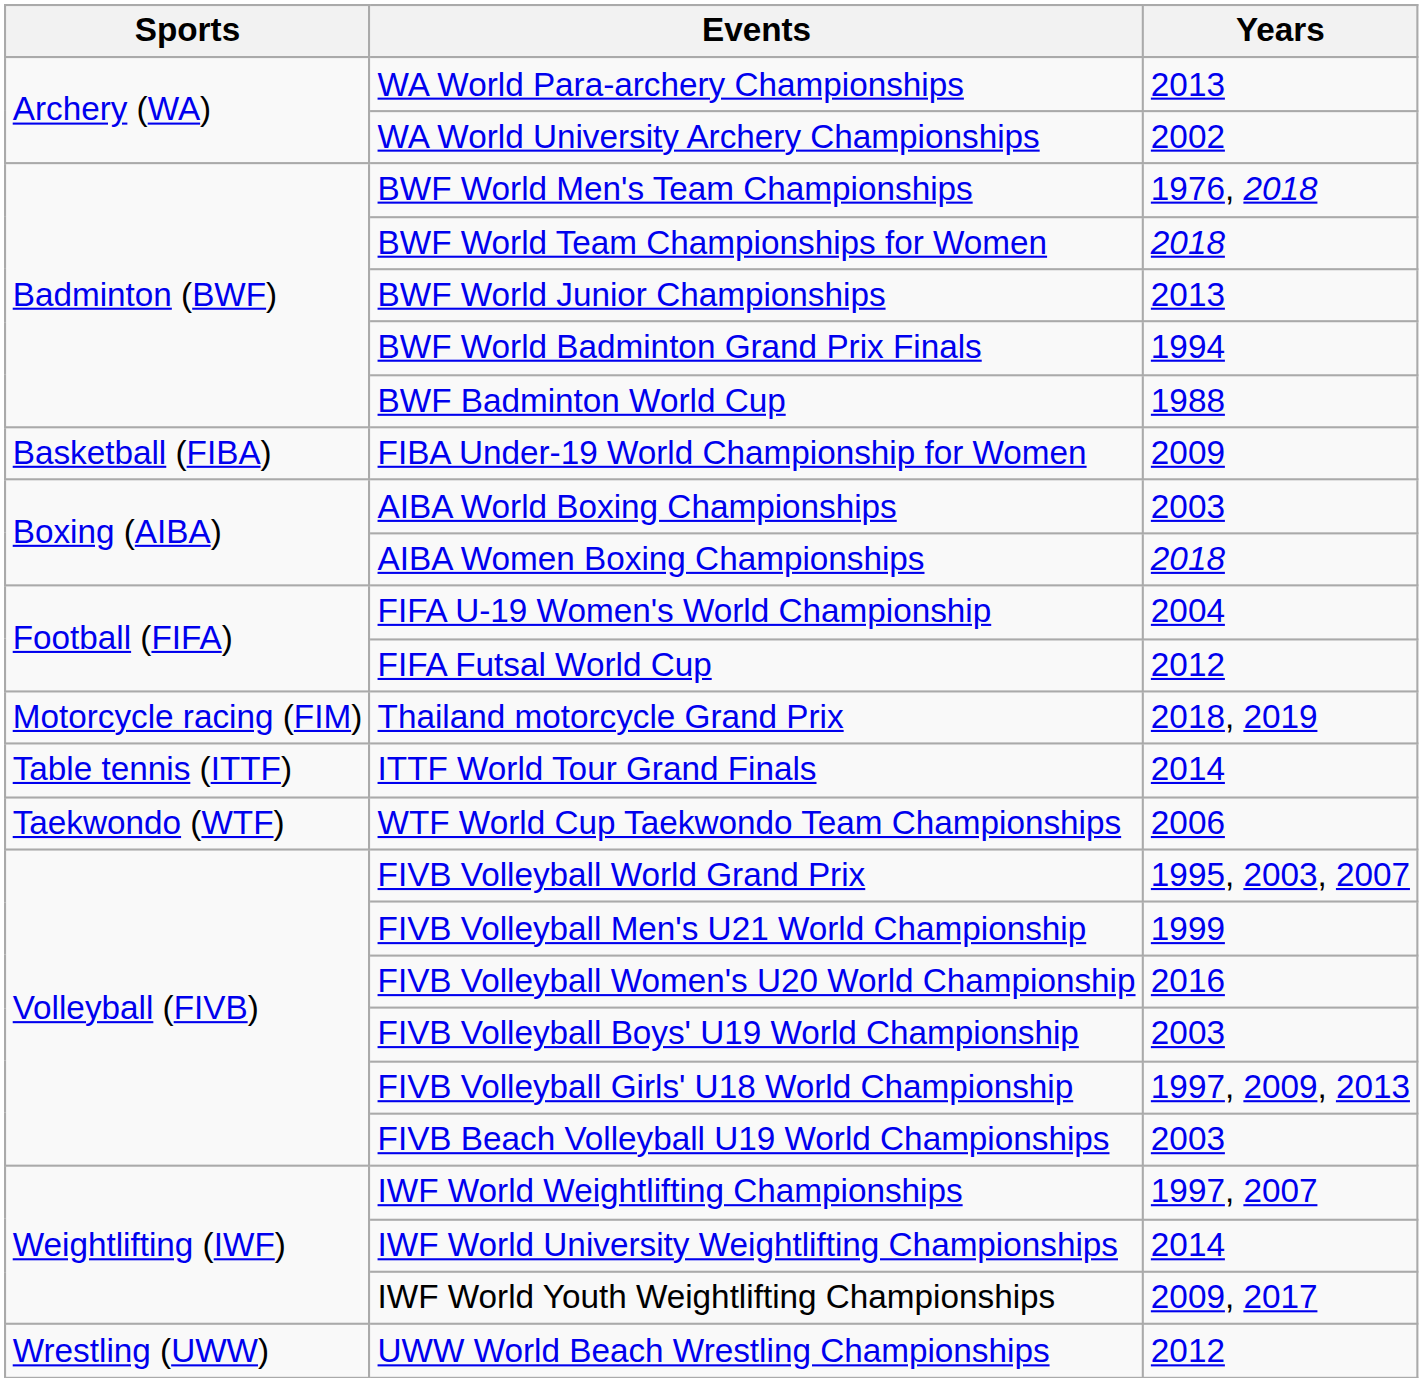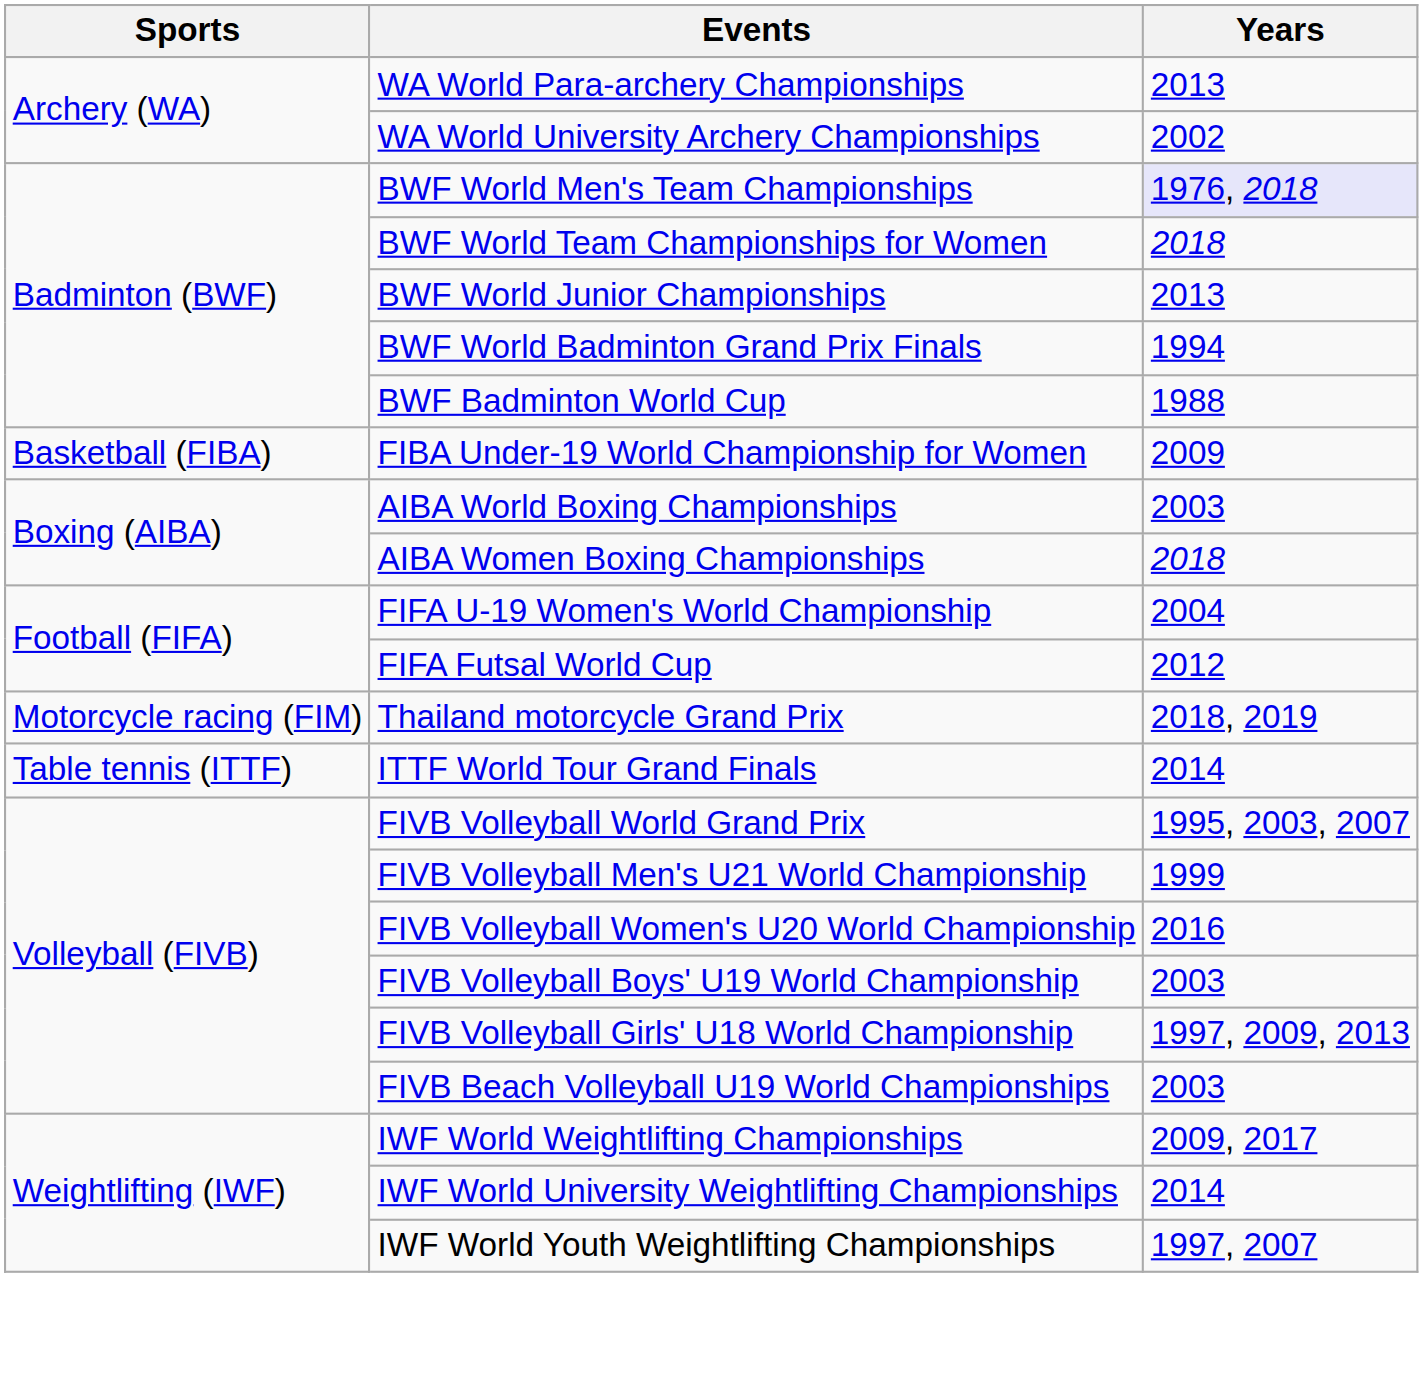(1234, 189) no background -> (1234, 189) lavender background
- row: (749, 822)
(1234, 1192) 1997, 2007 -> (1234, 1139) 2009, 2017
(1234, 1297) 2009, 2017 -> (1234, 1244) 1997, 2007
- row: (714, 1350)
